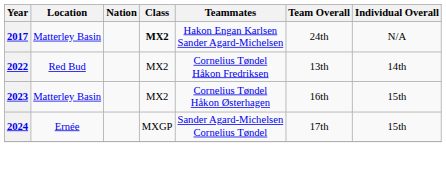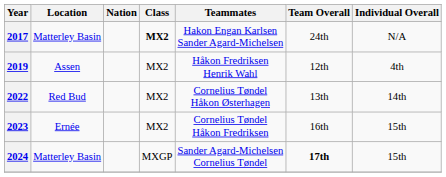+ row: (18, 66)
(230, 66) Cornelius Tøndel Håkon Fredriksen -> (230, 96) Cornelius Tøndel Håkon Østerhagen
(67, 96) Matterley Basin -> (67, 126) Ernée
(230, 96) Cornelius Tøndel Håkon Østerhagen -> (230, 126) Cornelius Tøndel Håkon Fredriksen
(67, 126) Ernée -> (67, 156) Matterley Basin
(319, 126) normal -> (319, 156) bold
